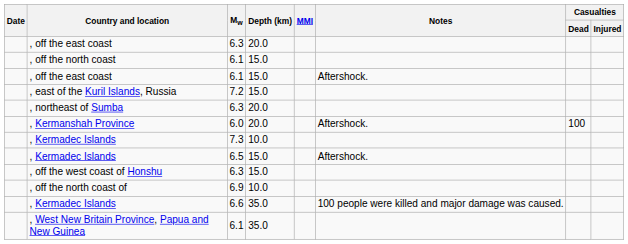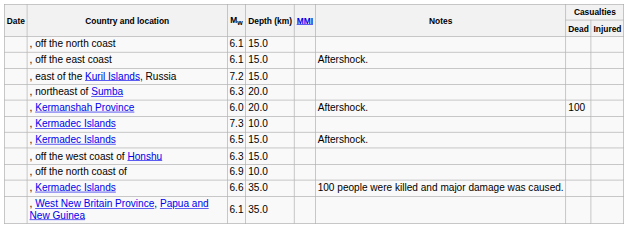- row: (71, 44)
